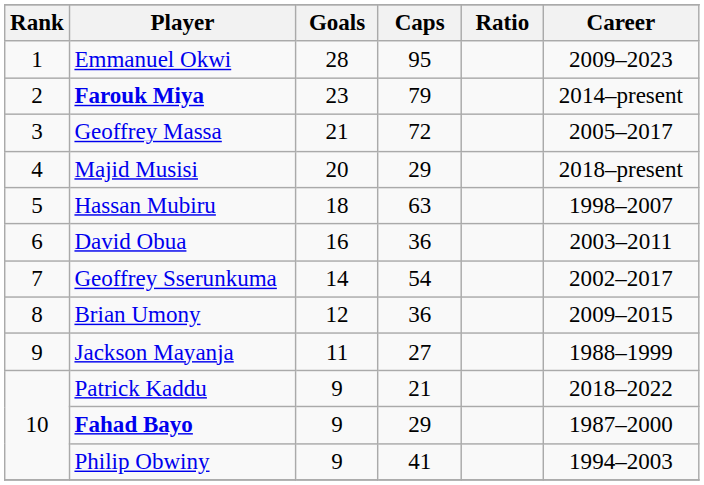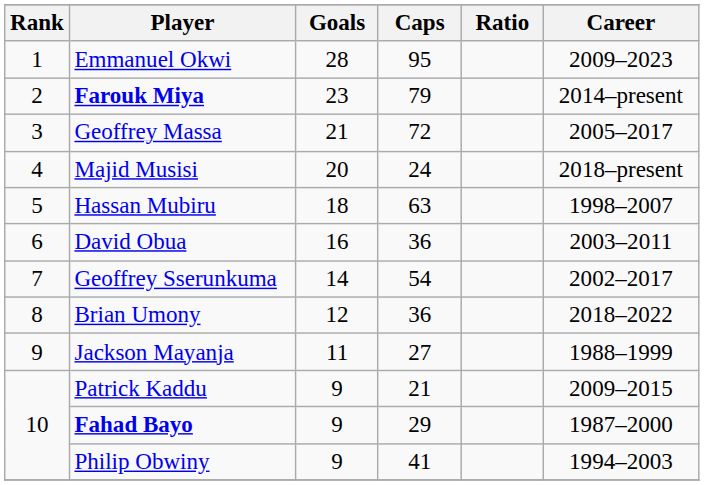(420, 168) 29 -> (420, 168) 24
(621, 315) 2009–2015 -> (621, 315) 2018–2022
(621, 388) 2018–2022 -> (621, 388) 2009–2015
